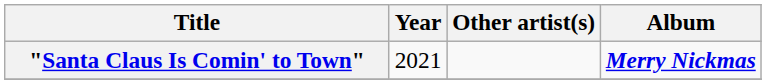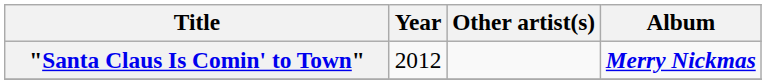(418, 60) 2021 -> (418, 60) 2012
